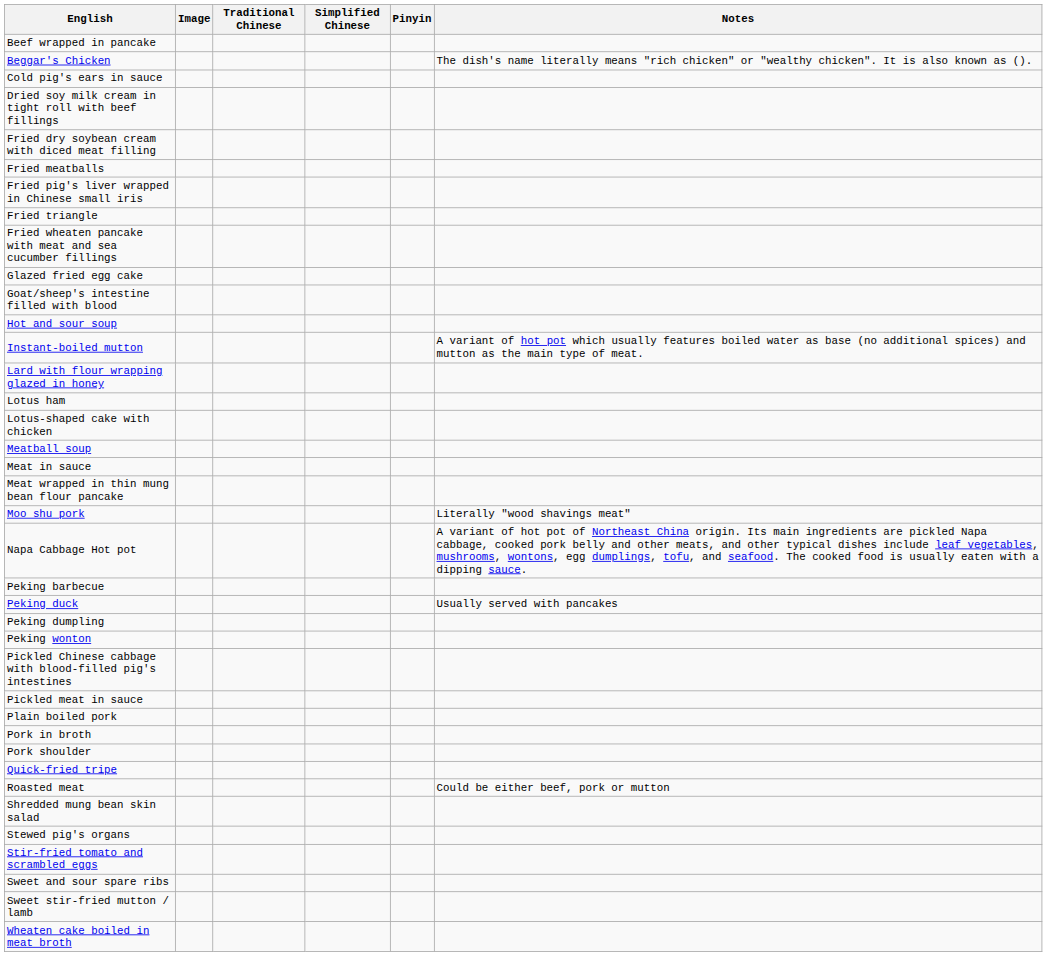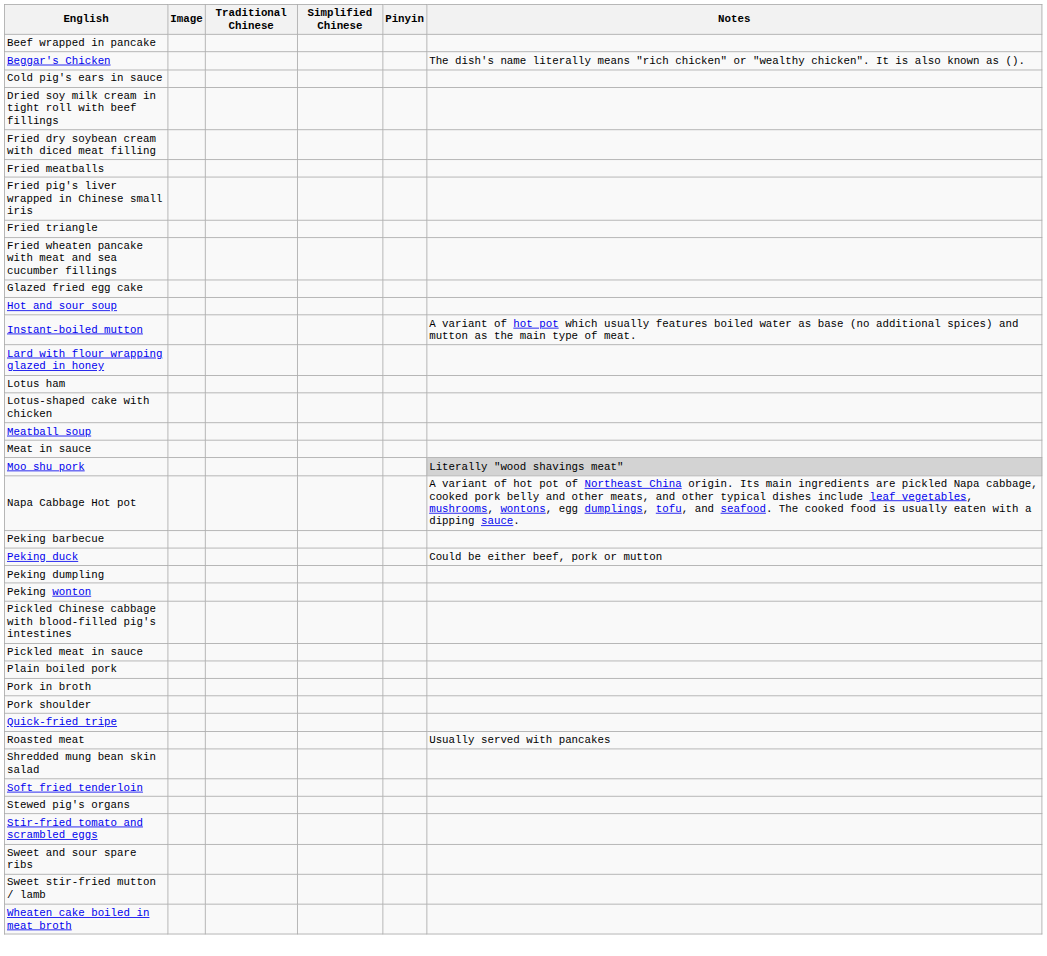- row: (78, 300)
- row: (88, 491)
(534, 514) no background -> (526, 467) lightgrey background
(527, 604) Usually served with pancakes -> (546, 557) Could be either beef, pork or mutton
(553, 788) Could be either beef, pork or mutton -> (520, 740) Usually served with pancakes
+ row: (75, 788)
